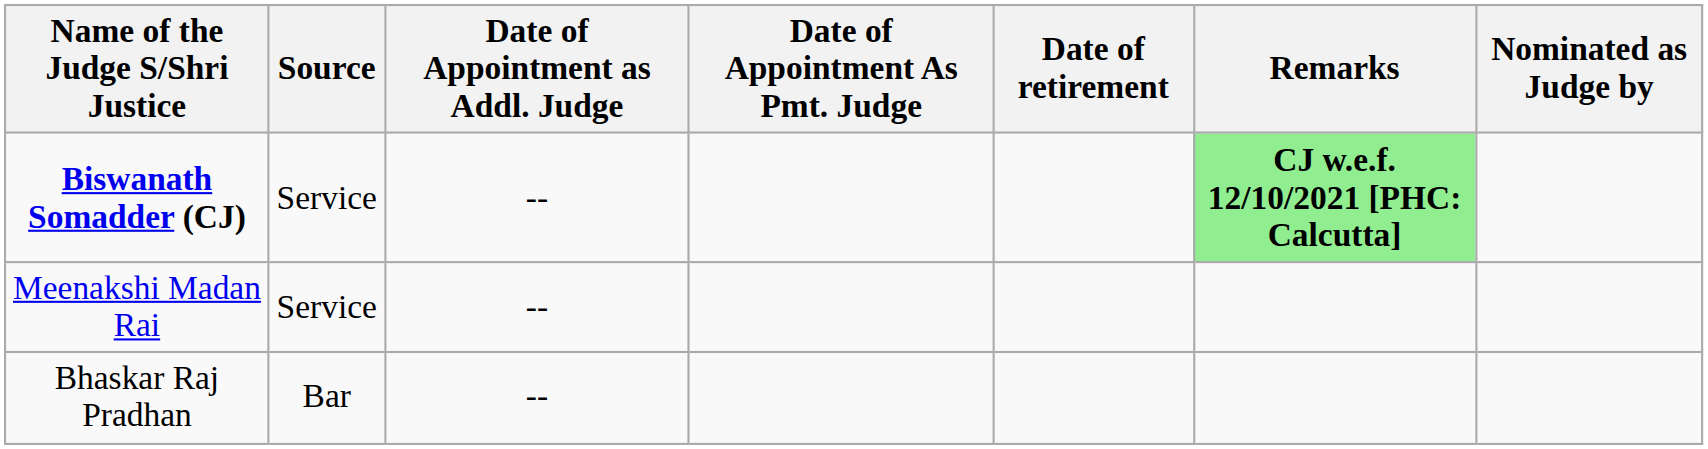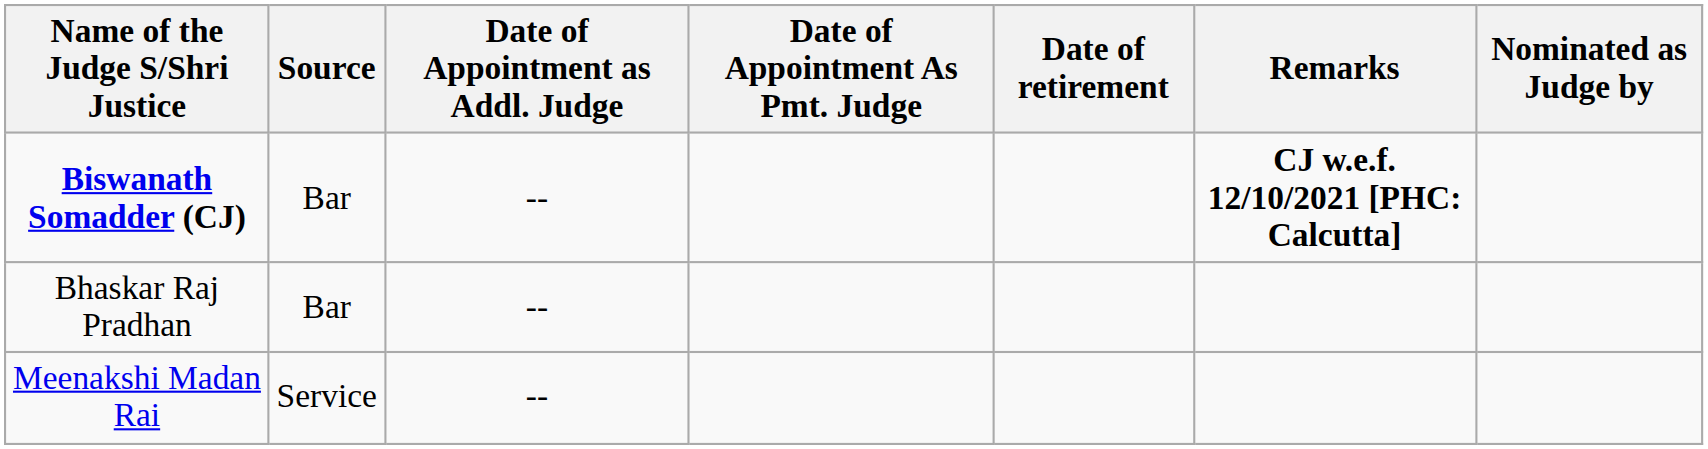(327, 196) Service -> (327, 196) Bar
(1335, 196) lightgreen background -> (1335, 196) no background
rows swapped: (137, 306) <-> (137, 397)
